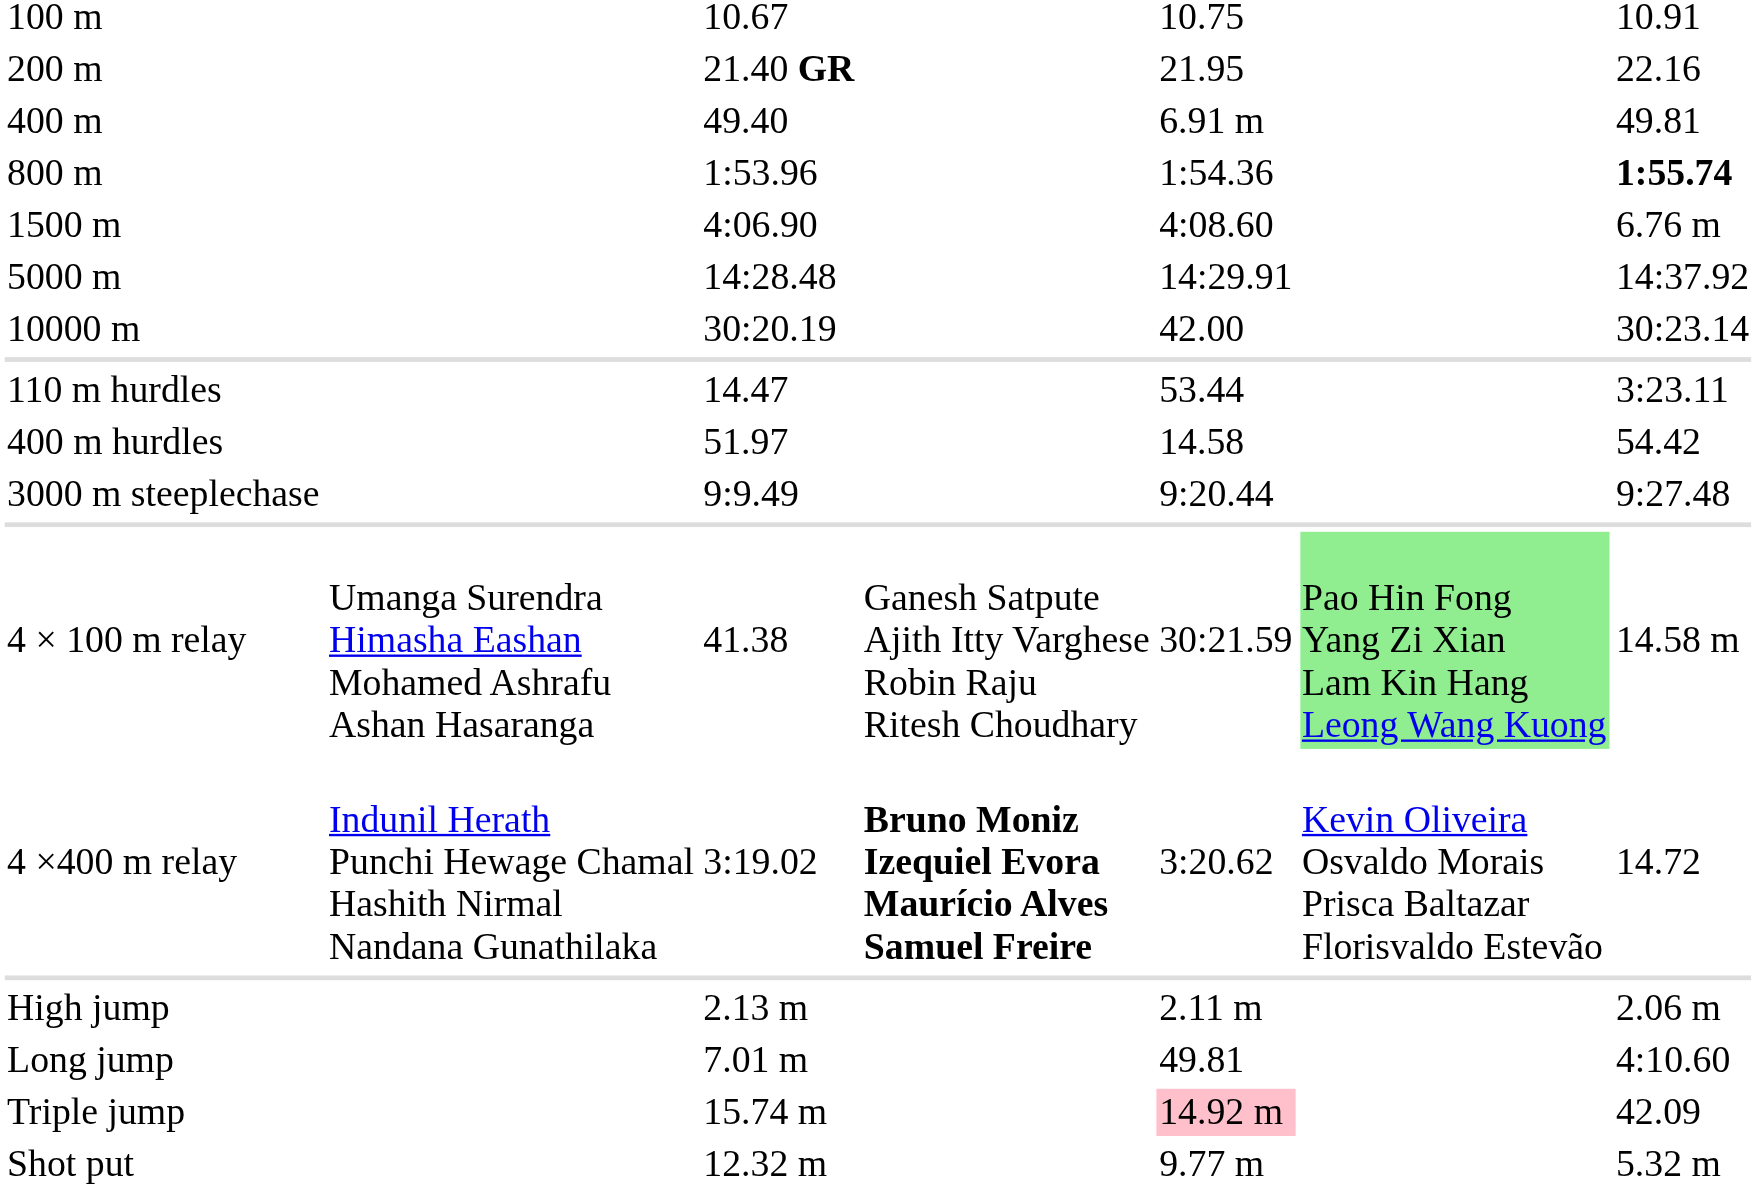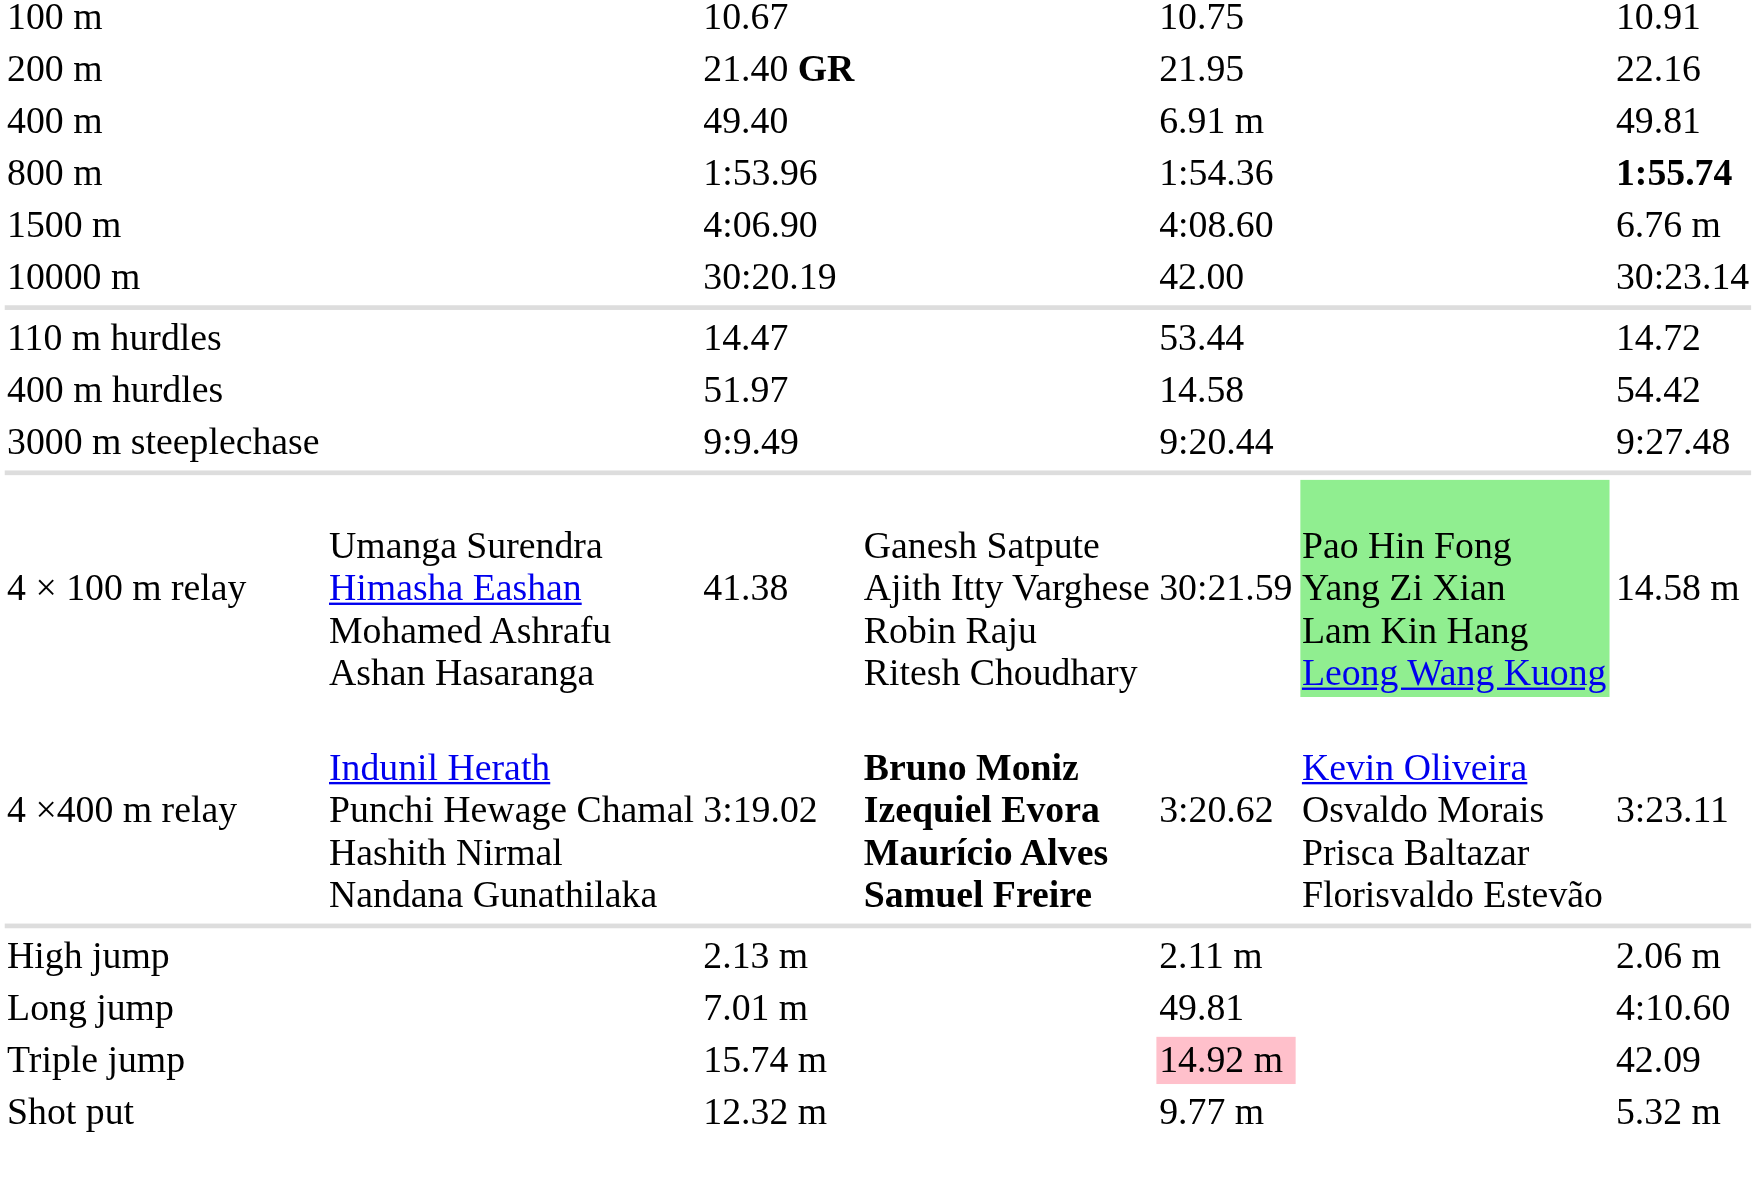- row: (64, 276)
(1672, 389) 3:23.11 -> (1658, 337) 14.72
(1658, 861) 14.72 -> (1672, 809) 3:23.11
